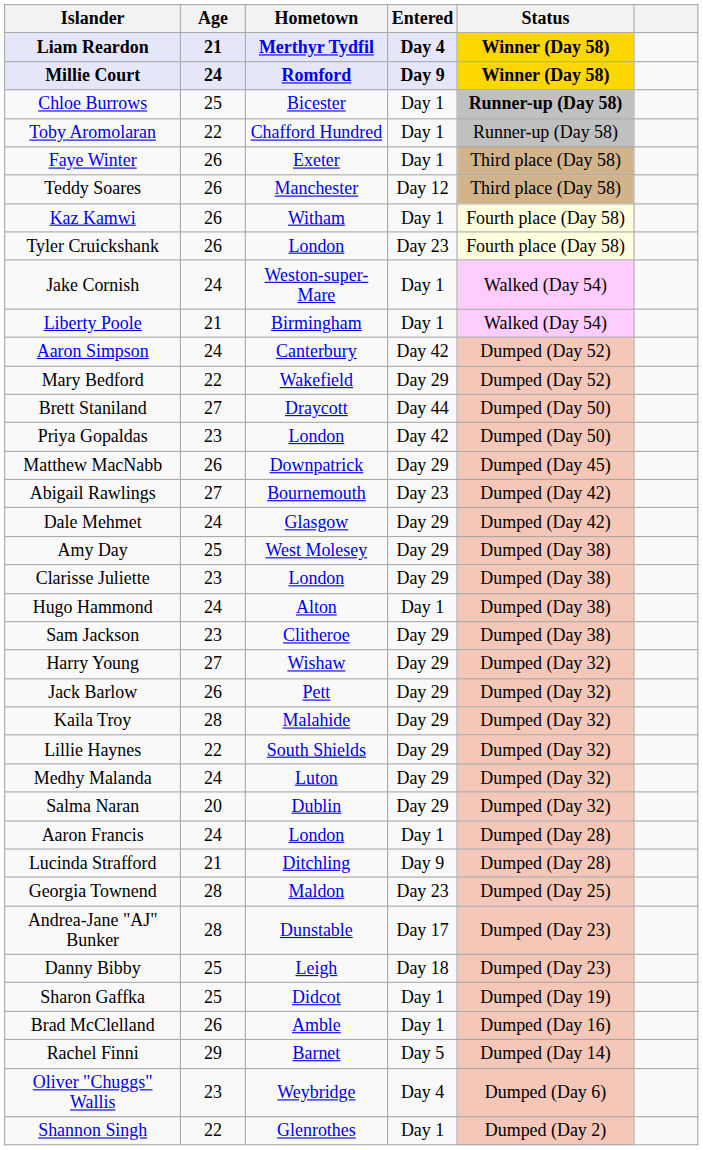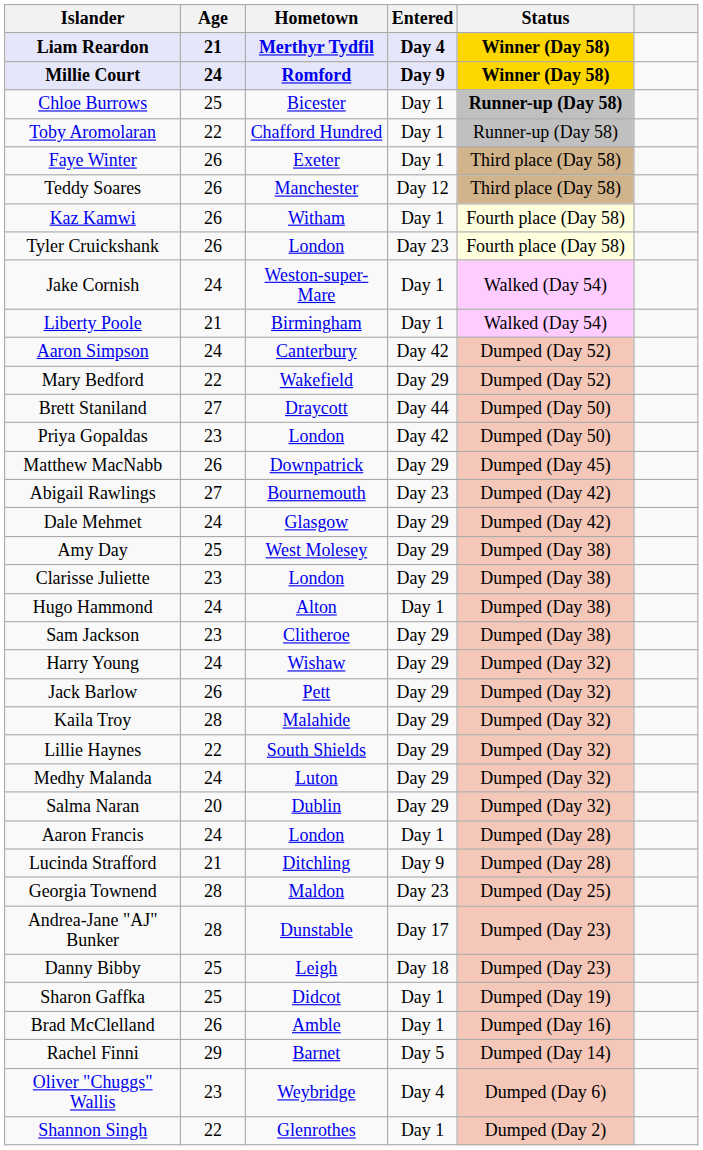(213, 664) 27 -> (213, 664) 24
